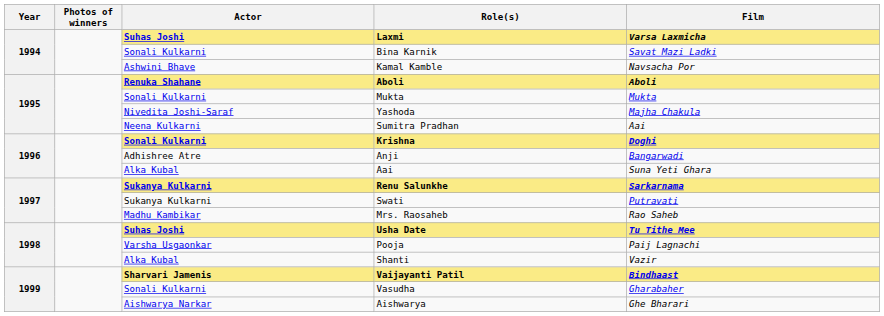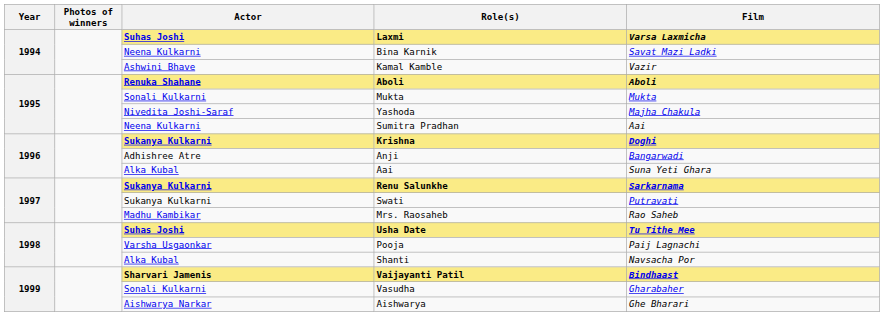(165, 52) Sonali Kulkarni -> (162, 52) Neena Kulkarni
(662, 67) Navsacha Por -> (643, 67) Vazir
(165, 141) Sonali Kulkarni -> (168, 141) Sukanya Kulkarni
(643, 260) Vazir -> (662, 260) Navsacha Por
